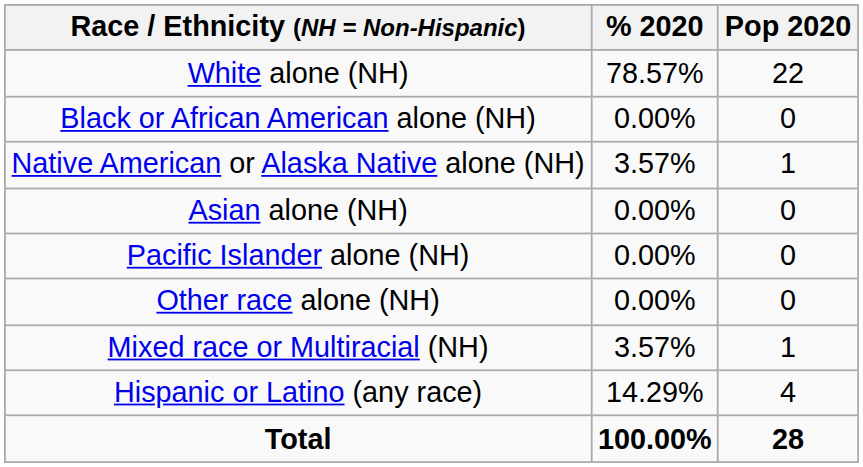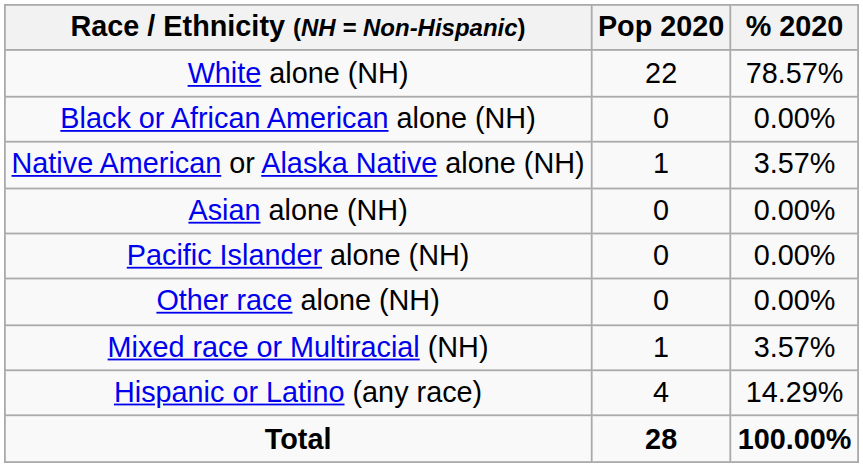columns swapped: (788, 27) <-> (655, 27)
